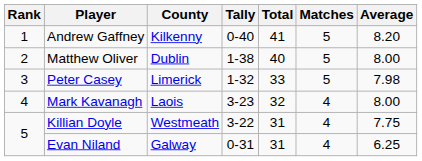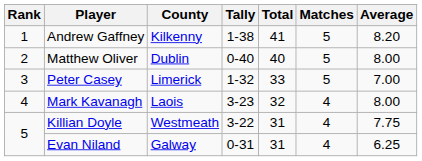(240, 36) 0-40 -> (240, 36) 1-38
(240, 58) 1-38 -> (240, 58) 0-40
(387, 79) 7.98 -> (387, 79) 7.00
